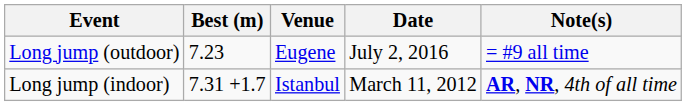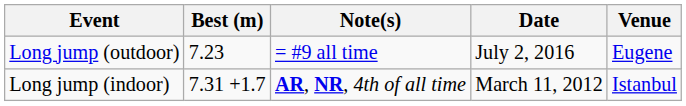columns swapped: (307, 20) <-> (581, 20)
